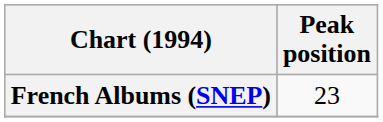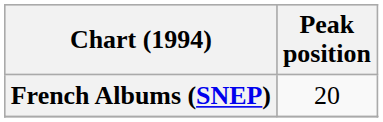(327, 95) 23 -> (327, 95) 20
